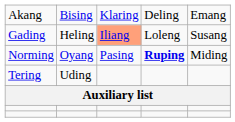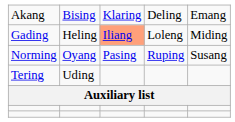(208, 35) Susang -> (209, 35) Miding
(164, 55) bold -> (166, 55) normal
(209, 55) Miding -> (208, 55) Susang
